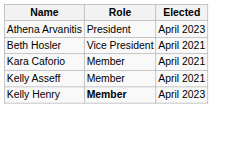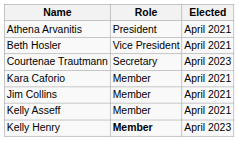(182, 29) April 2023 -> (208, 29) April 2021
+ row: (57, 62)
+ row: (32, 95)
